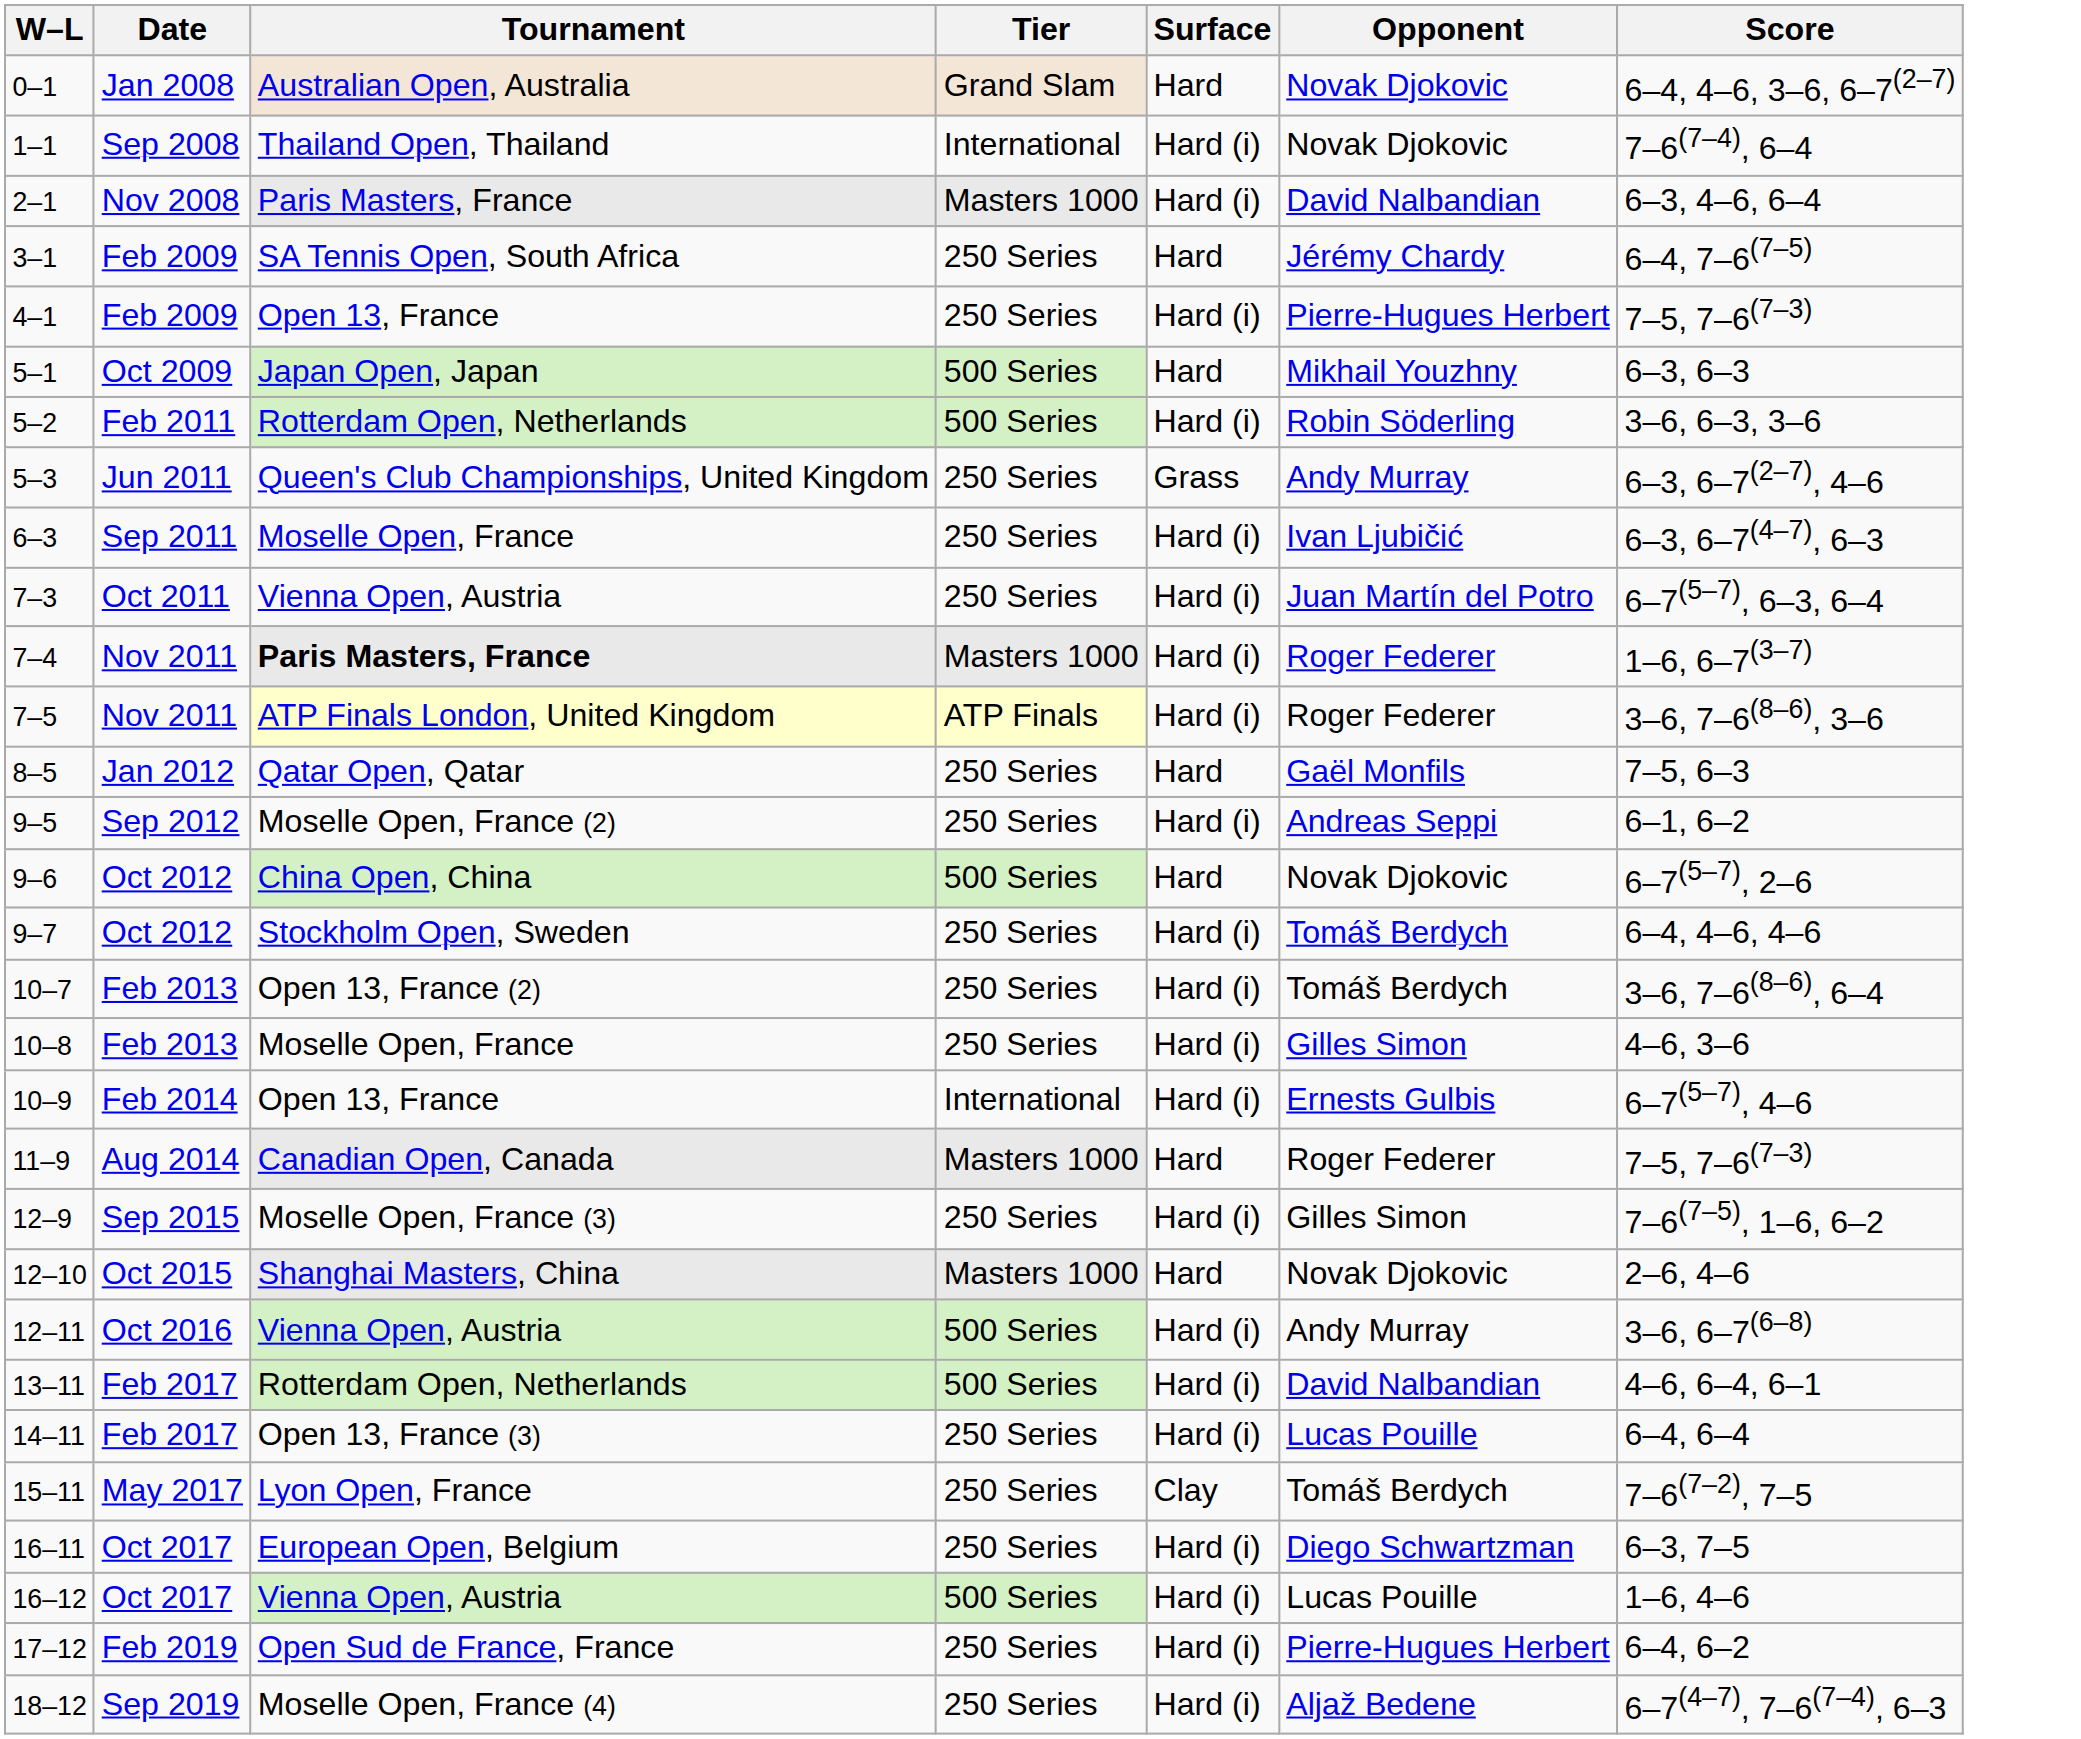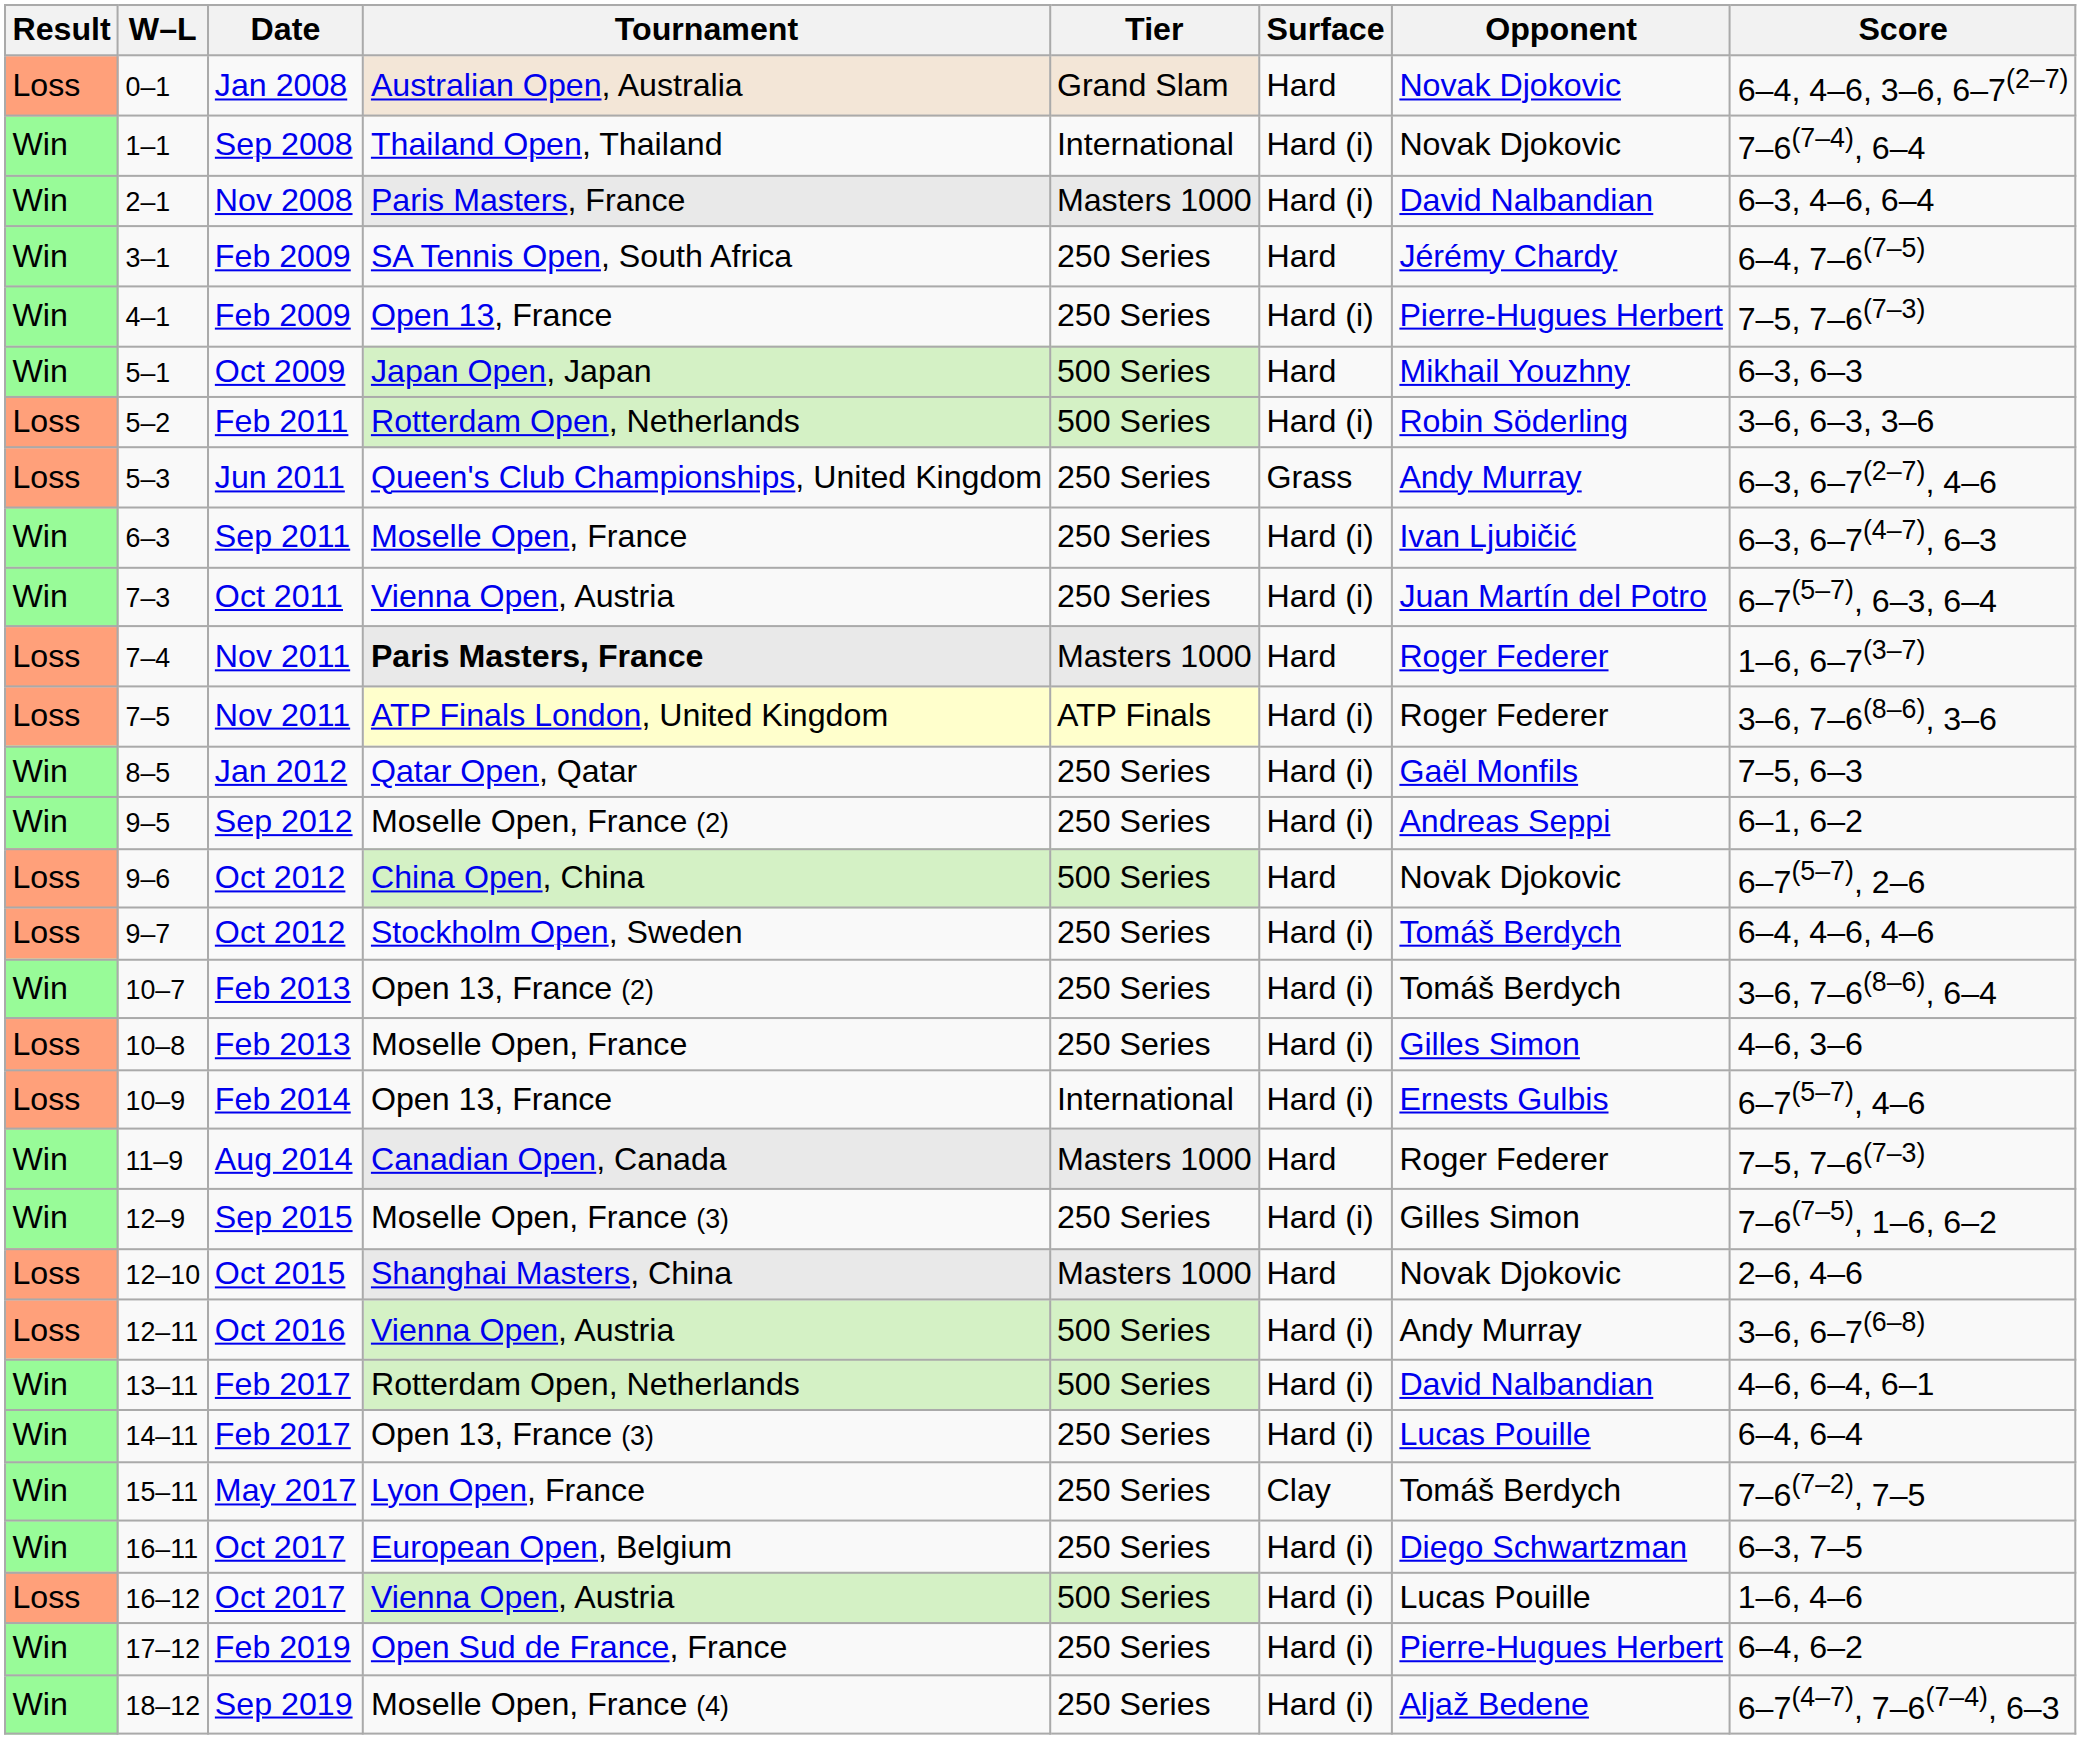+ column: (62, 30)
(1207, 656) Hard (i) -> (1301, 656) Hard
(1188, 771) Hard -> (1320, 771) Hard (i)
